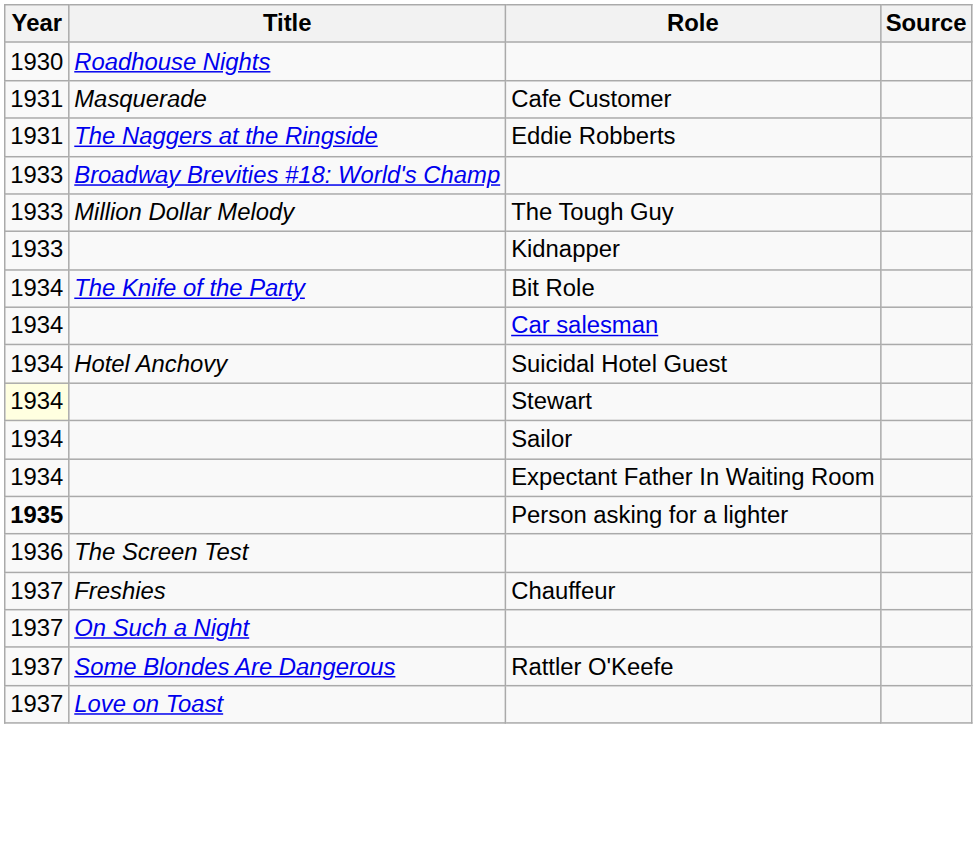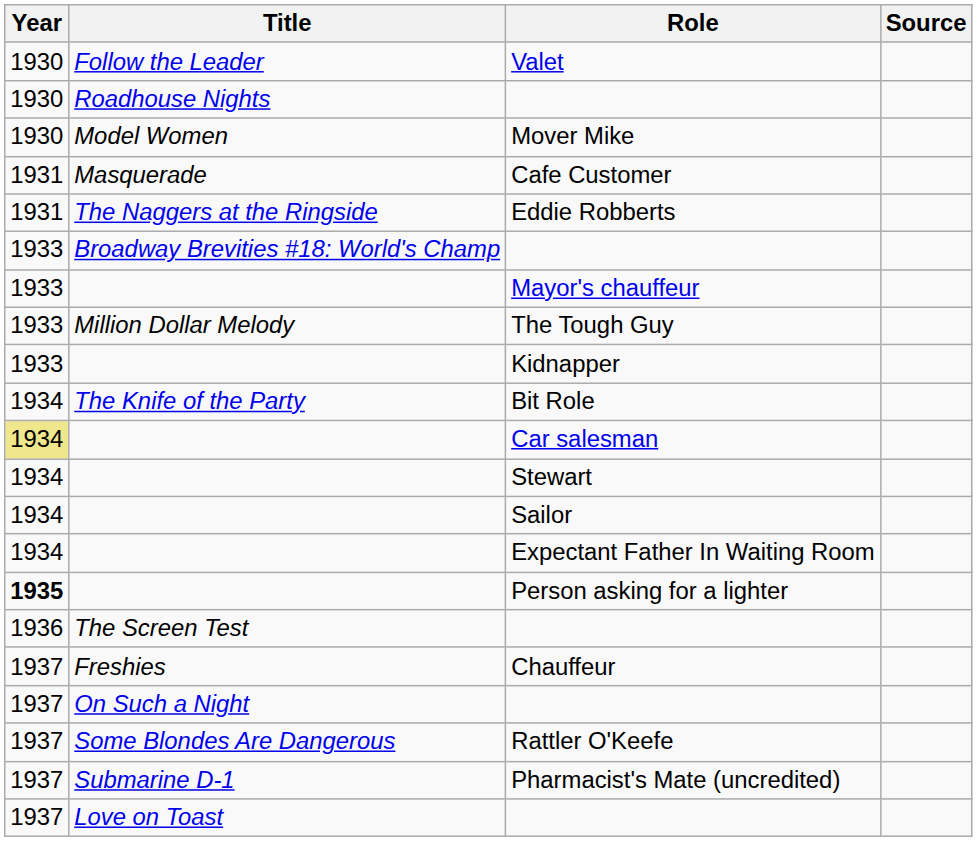+ row: (169, 61)
+ row: (151, 136)
+ row: (287, 288)
(37, 325) no background -> (37, 439) khaki background
- row: (151, 363)
(37, 401) lightyellow background -> (37, 477) no background
+ row: (154, 779)
